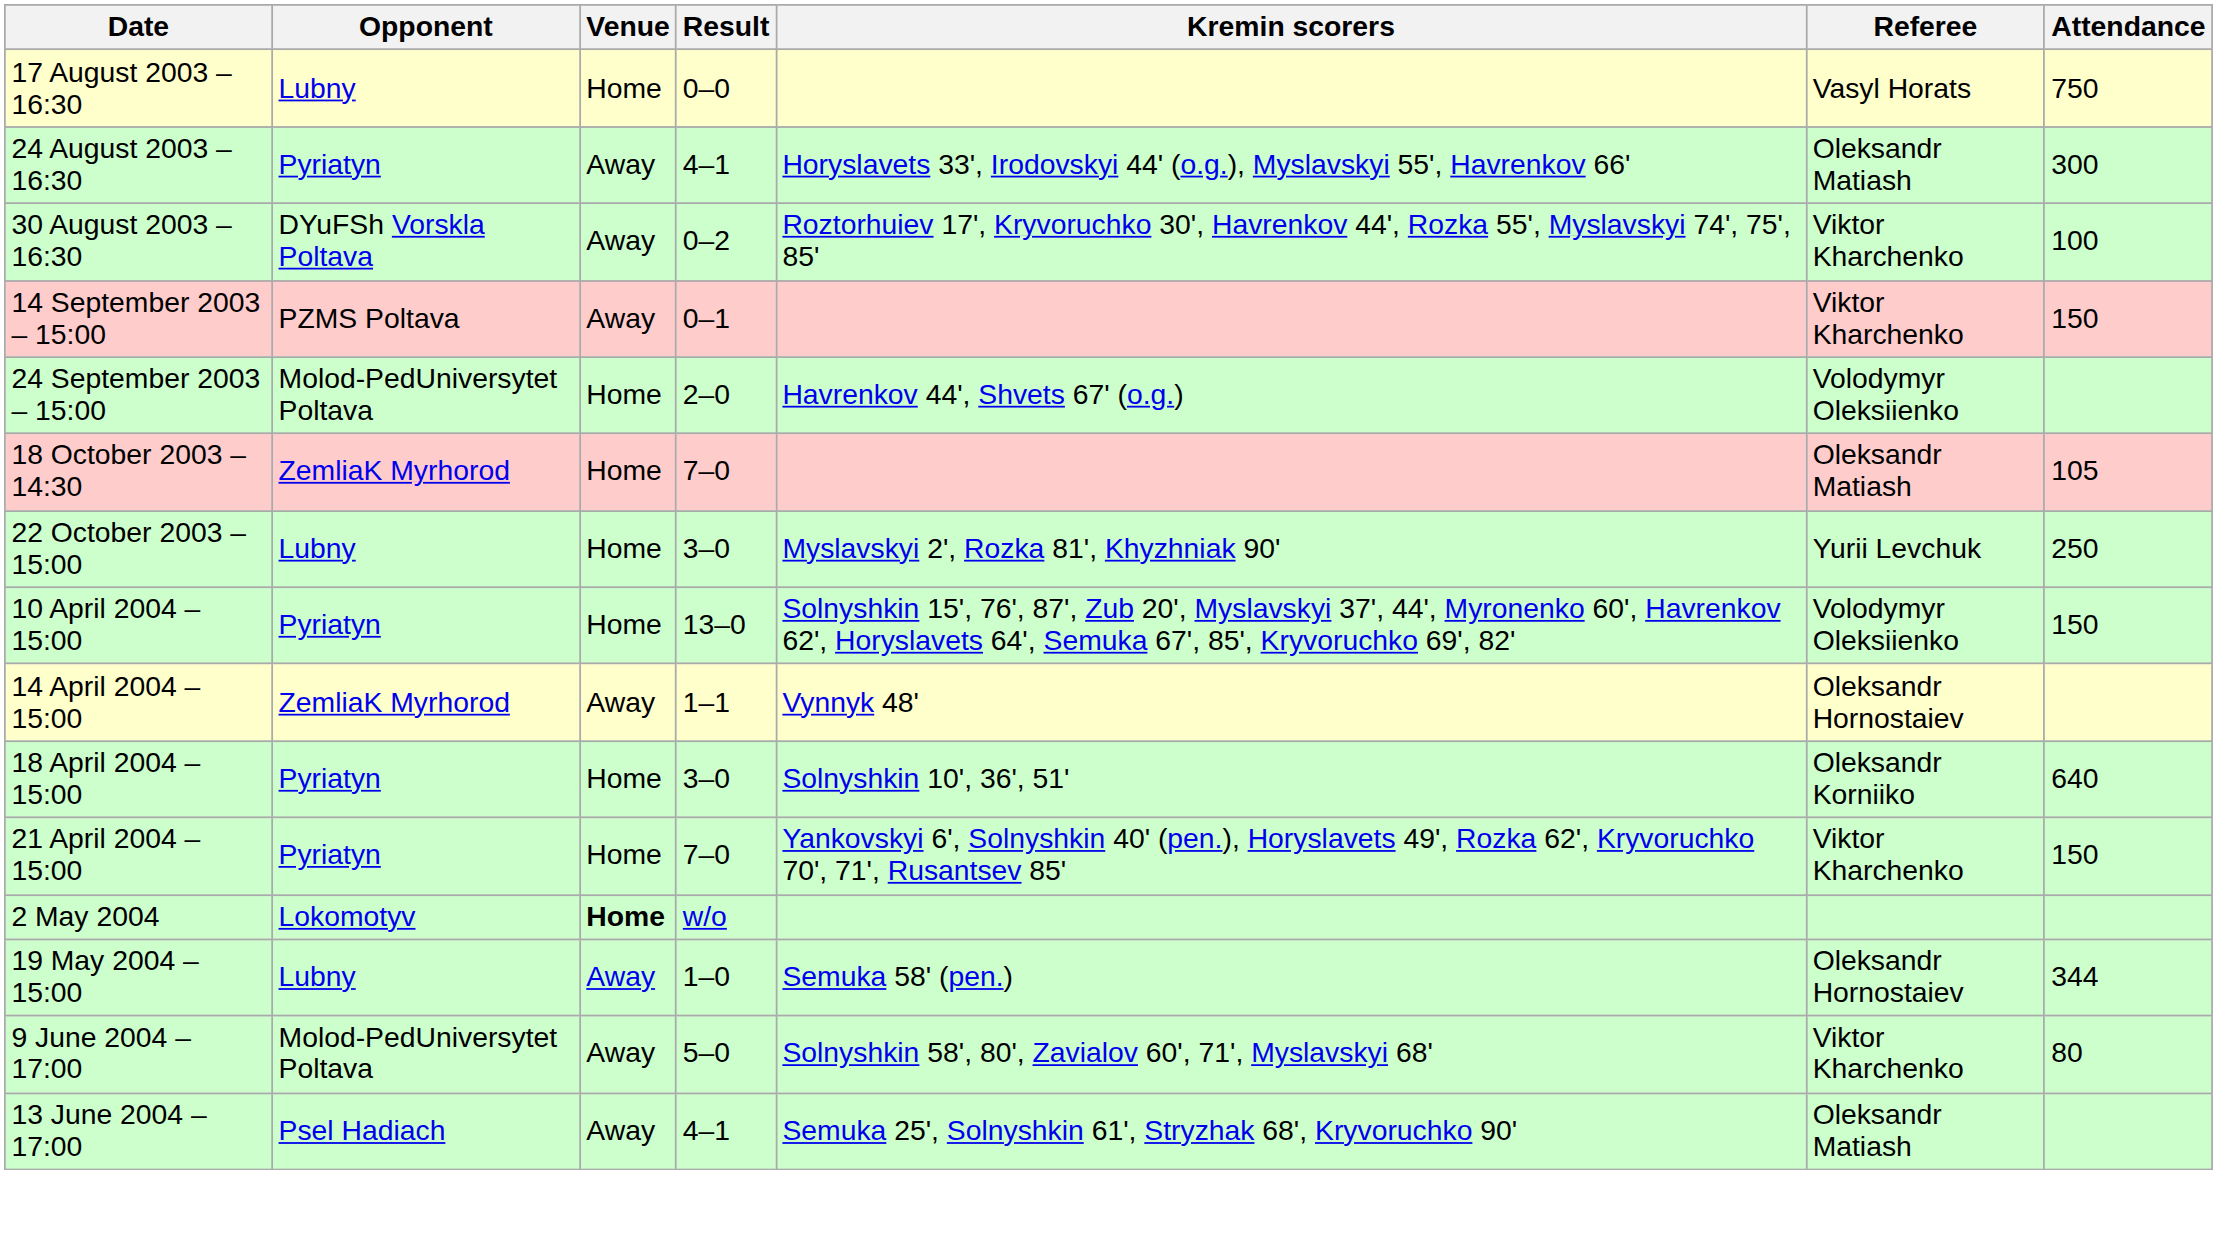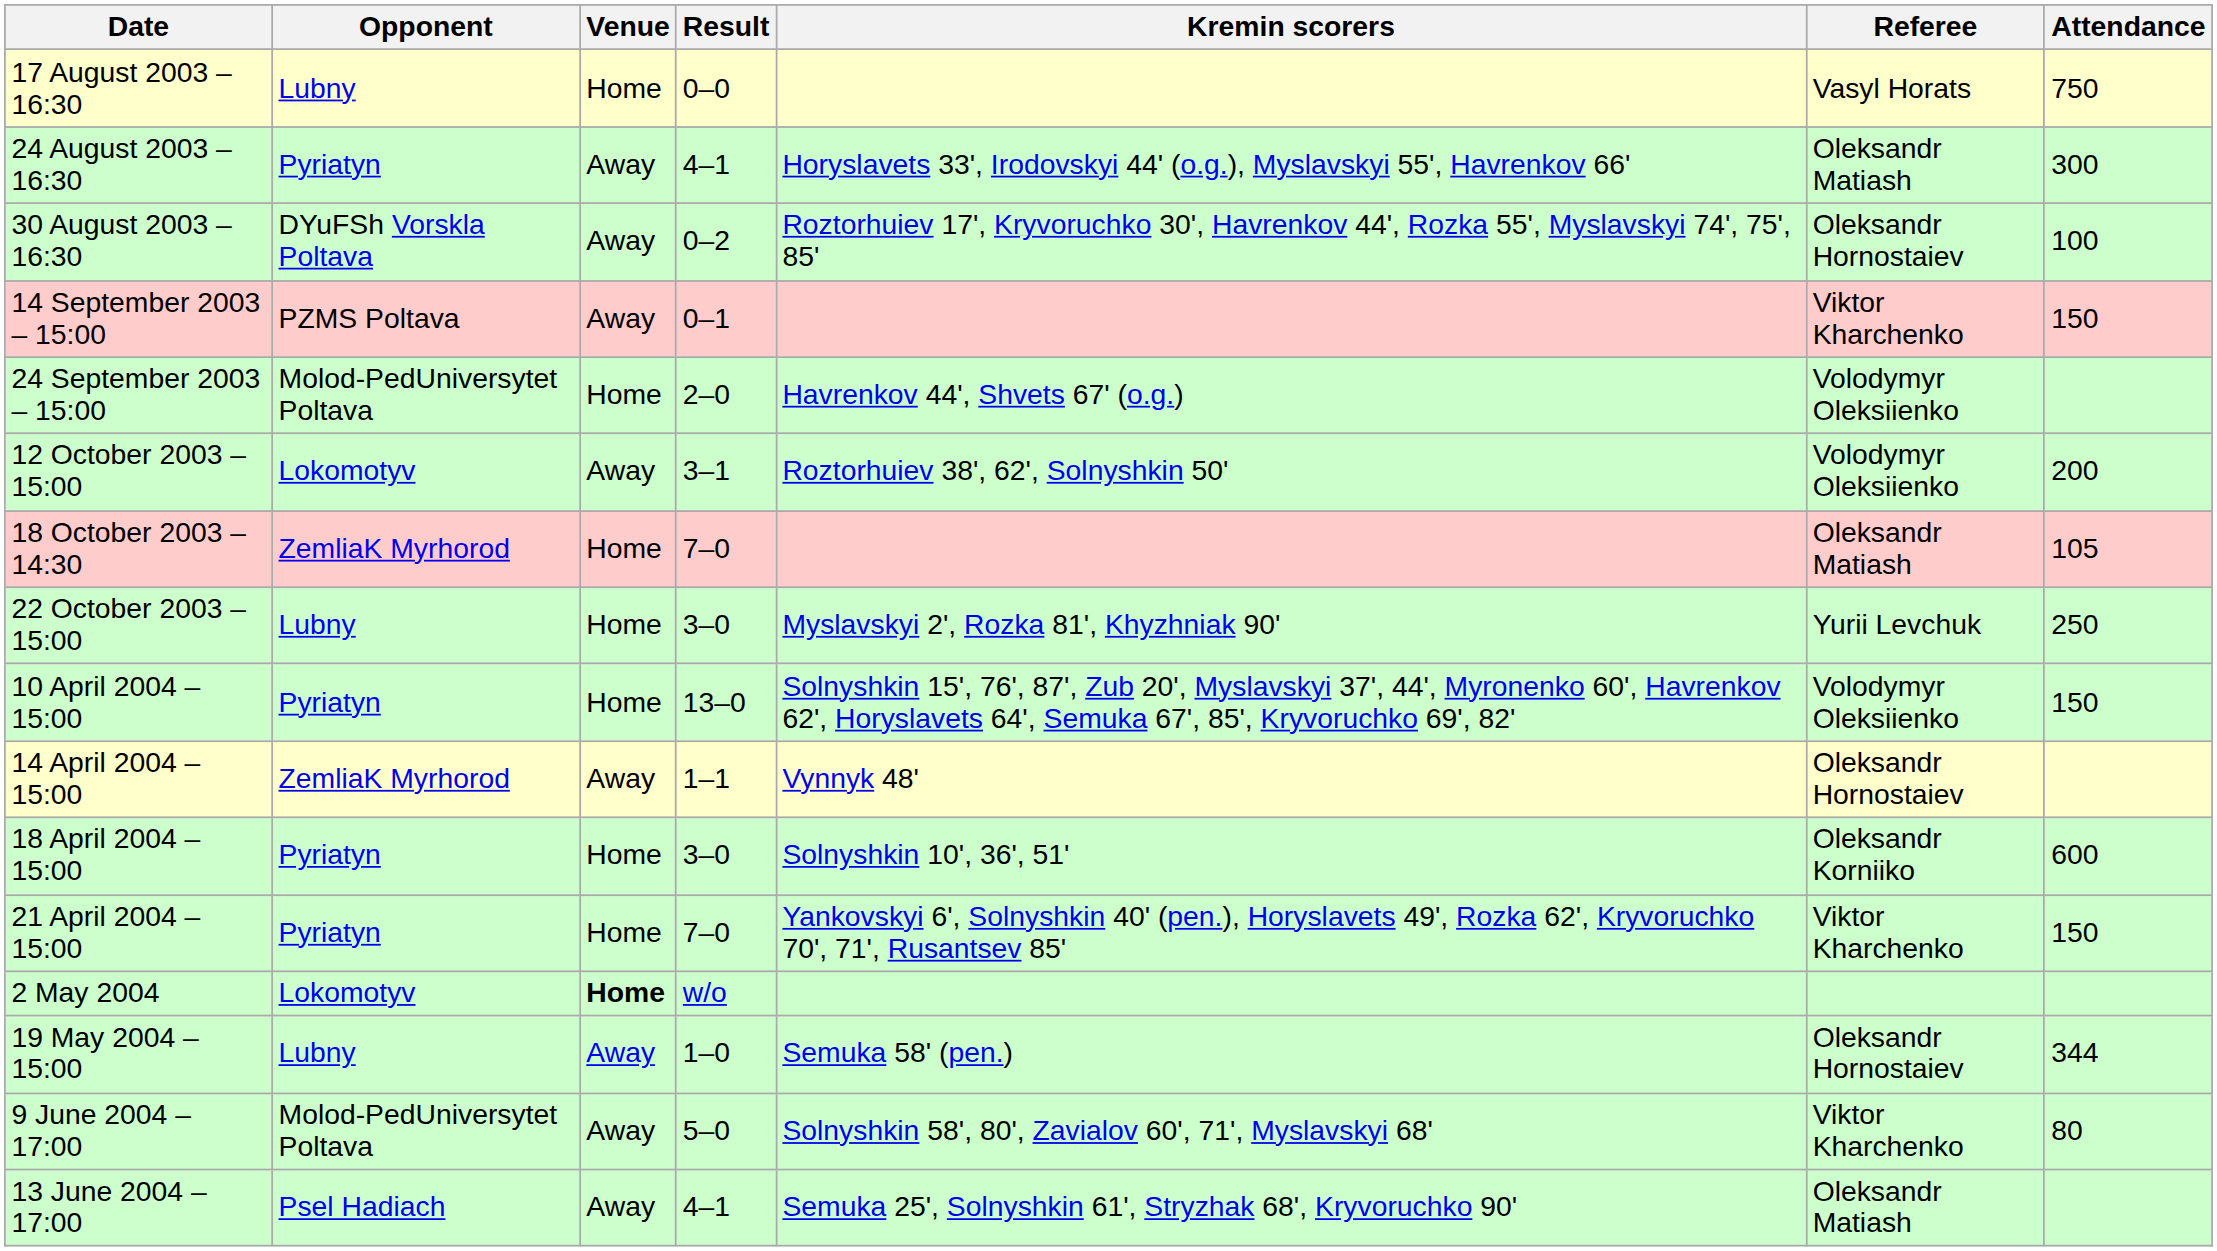(1888, 241) Viktor Kharchenko -> (1888, 241) Oleksandr Hornostaiev
+ row: (129, 471)
(2075, 778) 640 -> (2075, 855) 600
